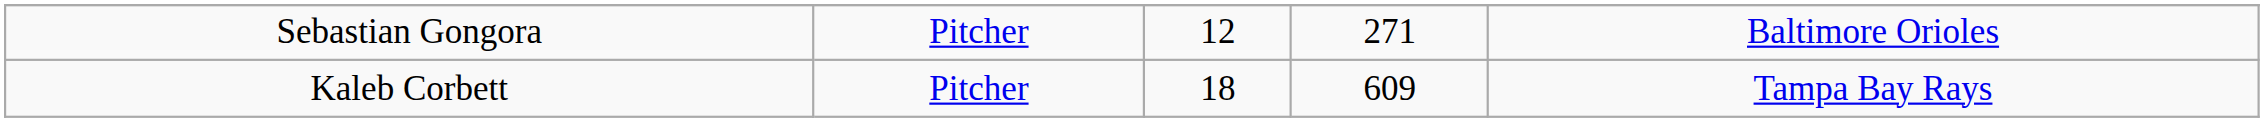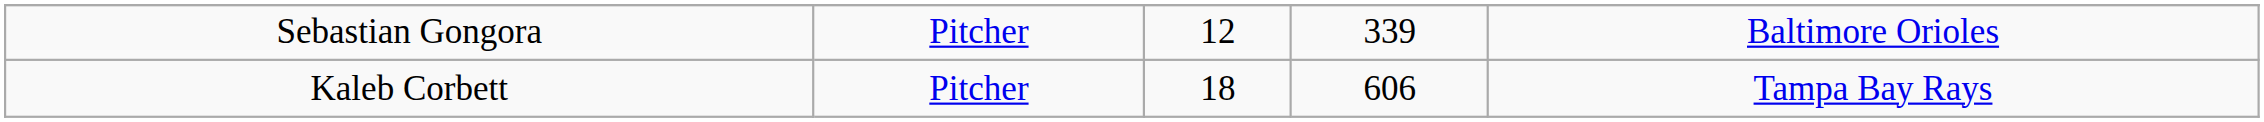(1390, 32) 271 -> (1390, 32) 339
(1390, 87) 609 -> (1390, 87) 606
